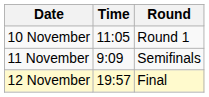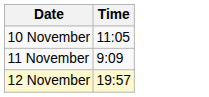- column: (169, 15)
